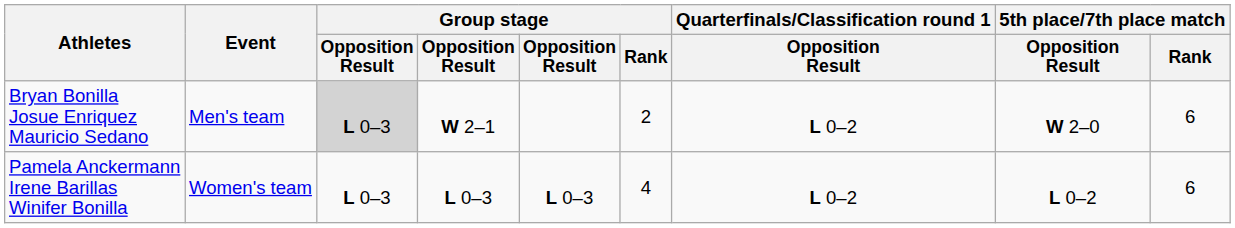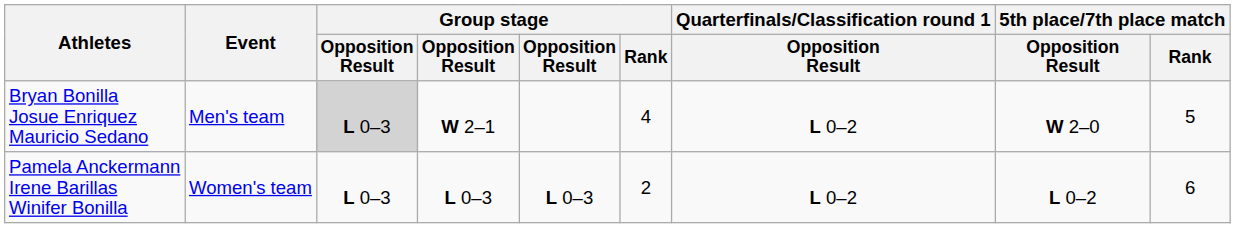(646, 117) 2 -> (646, 117) 4
(1190, 117) 6 -> (1190, 117) 5
(646, 187) 4 -> (646, 187) 2
